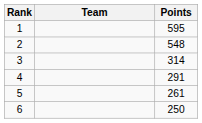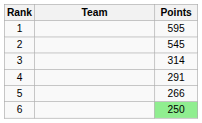(176, 45) 548 -> (176, 45) 545
(176, 93) 261 -> (176, 93) 266
(176, 110) no background -> (176, 110) lightgreen background
